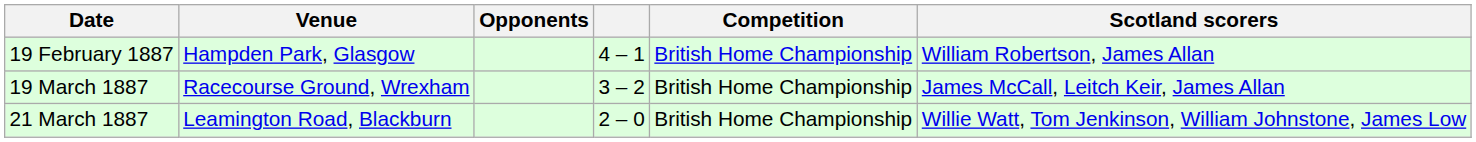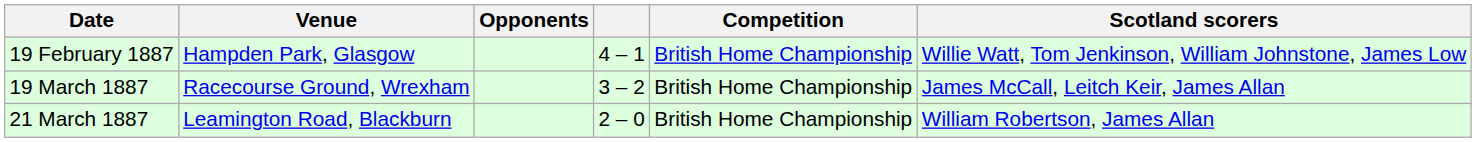(1068, 53) William Robertson, James Allan -> (1194, 53) Willie Watt, Tom Jenkinson, William Johnstone, James Low
(1194, 119) Willie Watt, Tom Jenkinson, William Johnstone, James Low -> (1068, 119) William Robertson, James Allan
